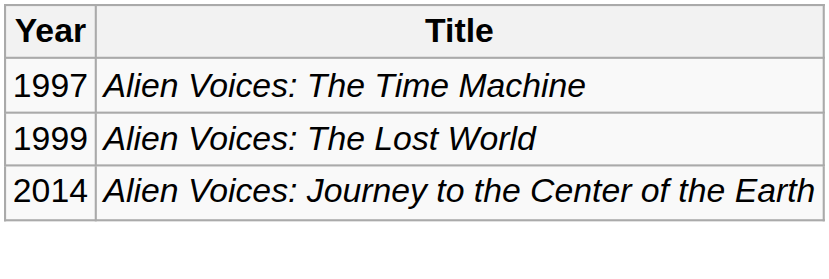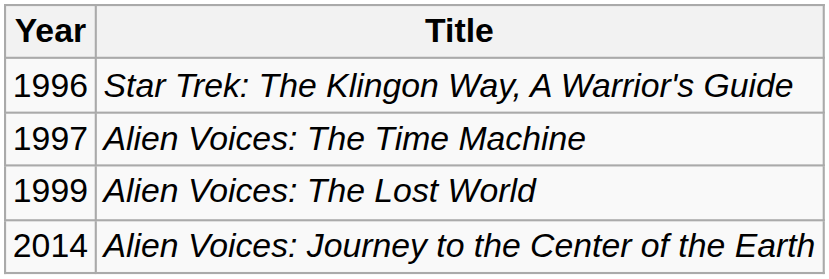+ row: (449, 84)
